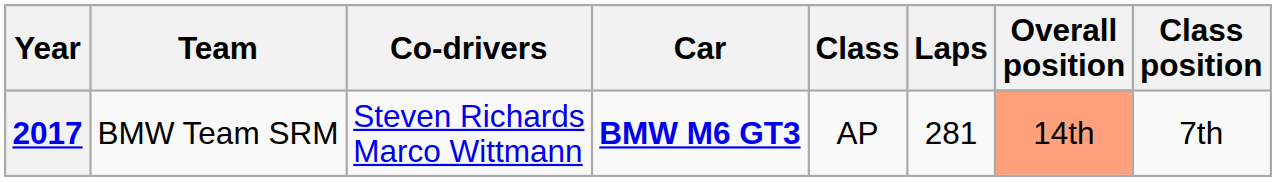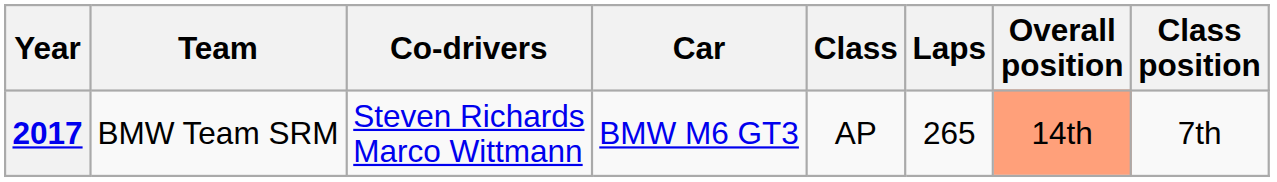(700, 133) bold -> (699, 133) normal
(951, 133) 281 -> (949, 133) 265
